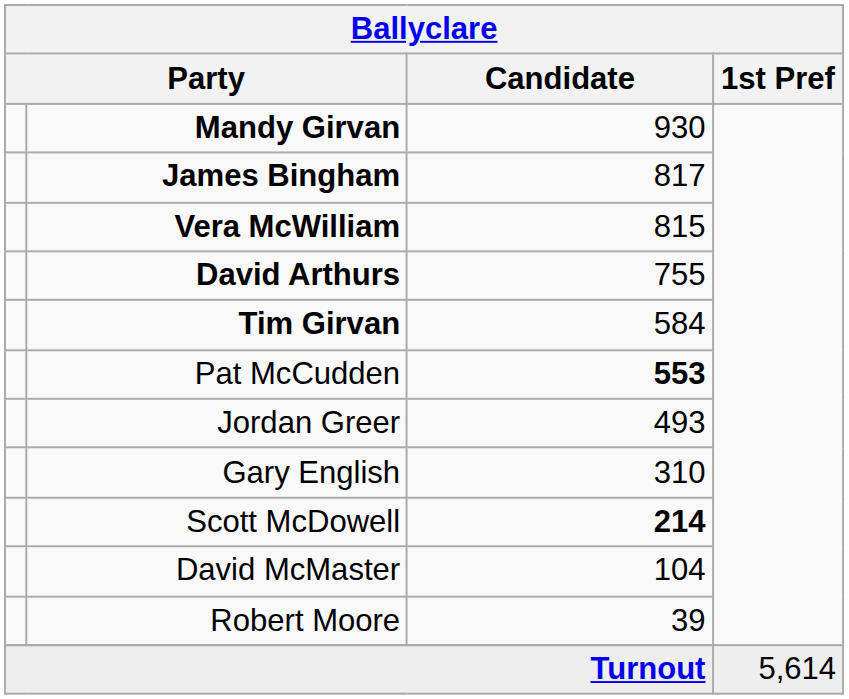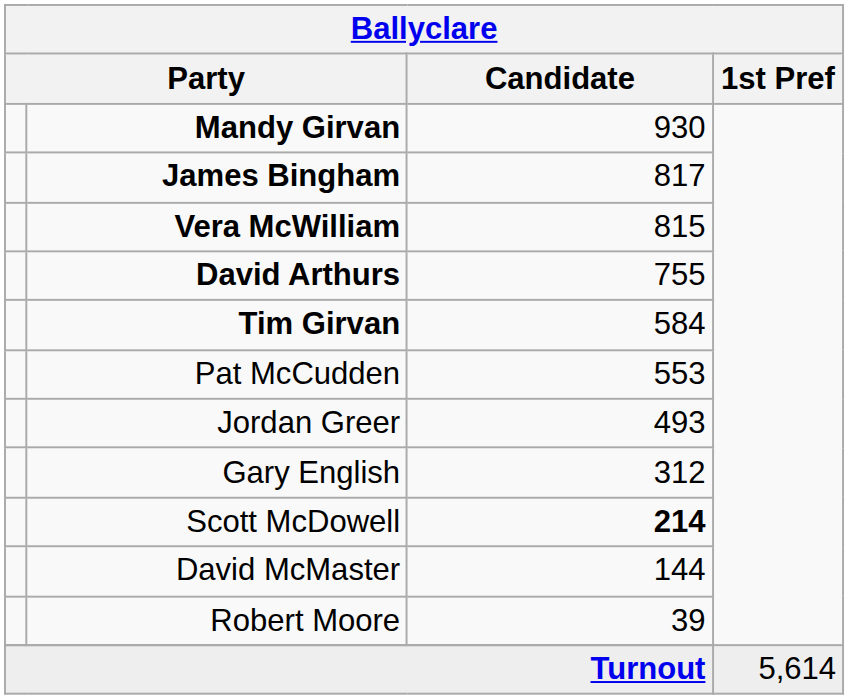(680, 373) bold -> (680, 373) normal
(680, 472) 310 -> (680, 472) 312
(680, 570) 104 -> (680, 570) 144
